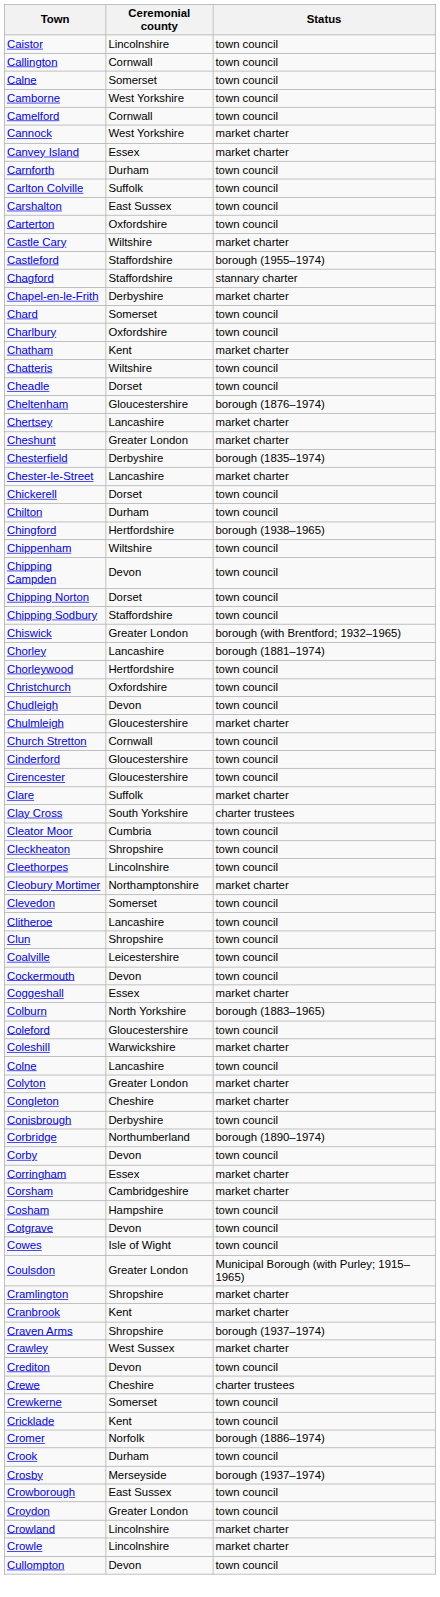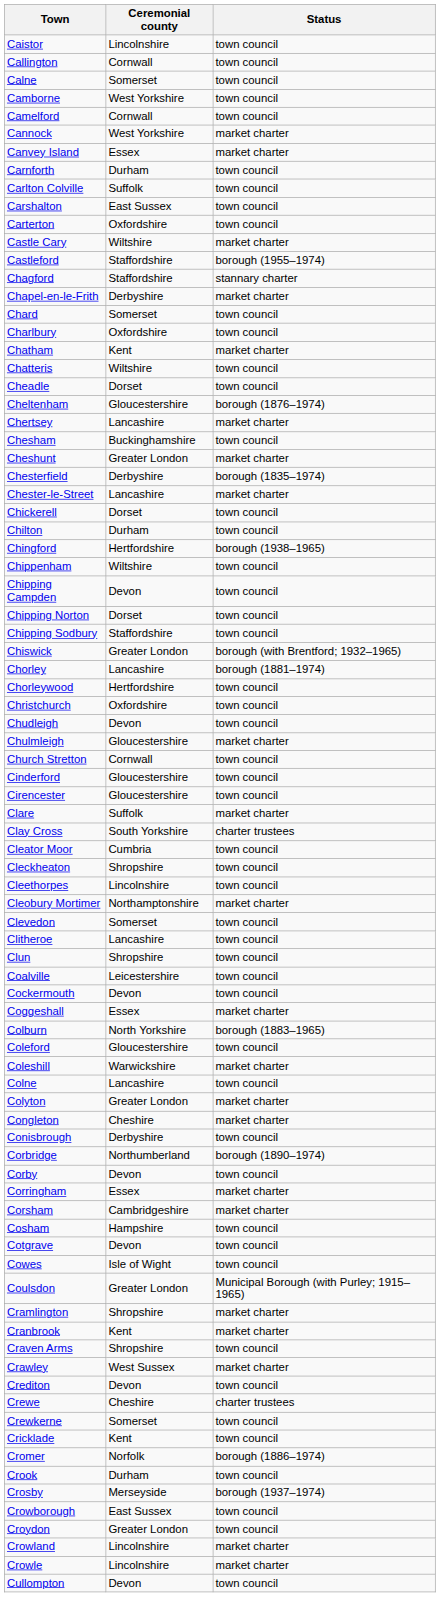+ row: (31, 440)
(270, 1331) borough (1937–1974) -> (247, 1349) town council
